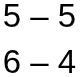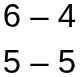rows swapped: (39, 16) <-> (39, 61)
